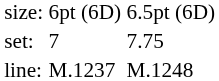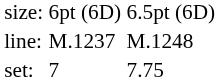rows swapped: (19, 41) <-> (23, 70)
